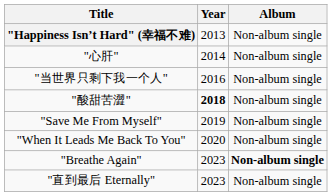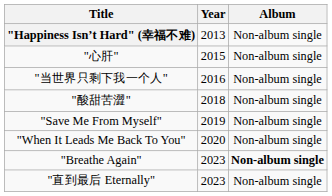(213, 56) 2014 -> (213, 56) 2015
(213, 100) bold -> (213, 100) normal
